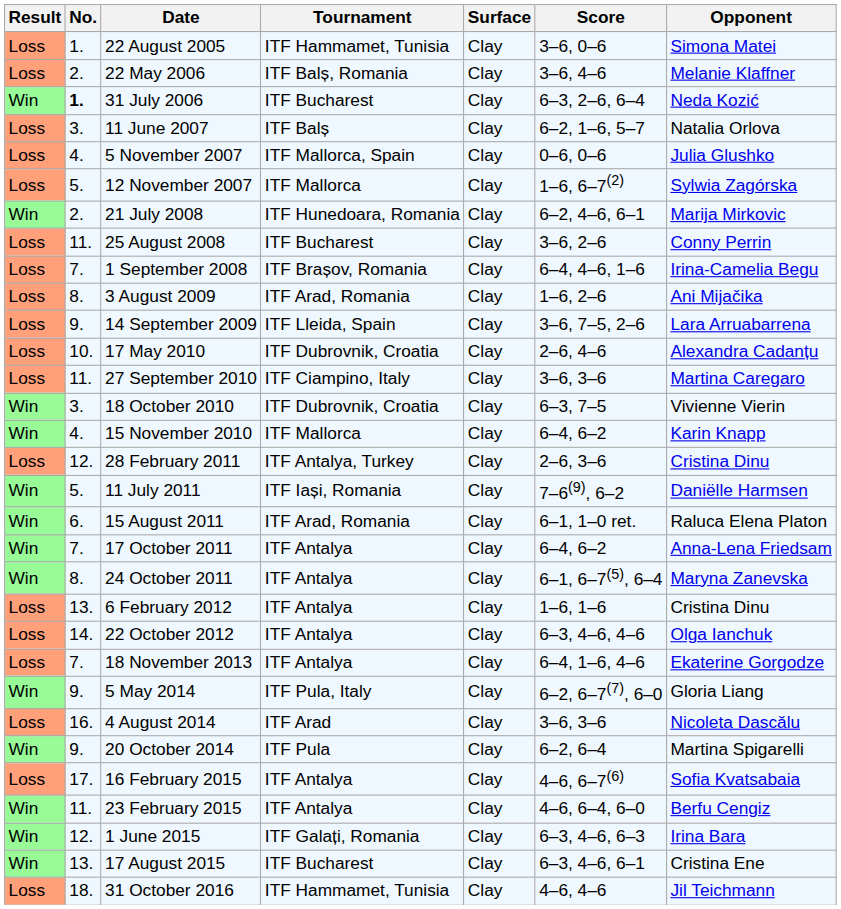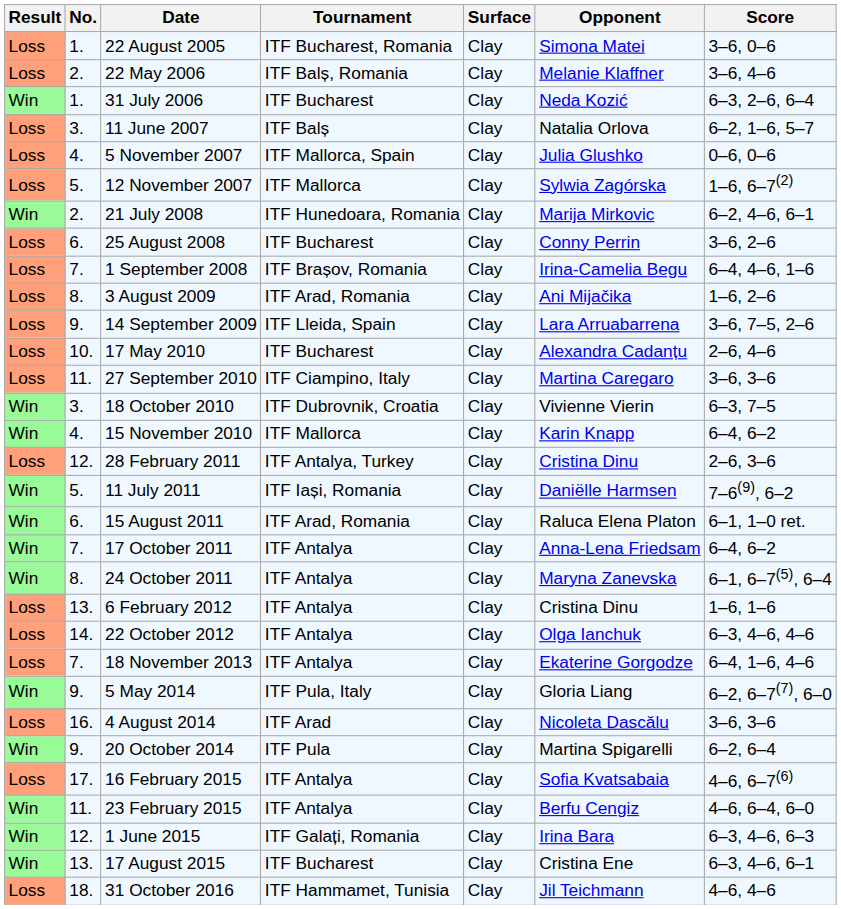columns swapped: (751, 18) <-> (601, 18)
(357, 45) ITF Hammamet, Tunisia -> (359, 45) ITF Bucharest, Romania
(77, 100) bold -> (77, 100) normal
(81, 242) 11. -> (77, 242) 6.
(352, 351) ITF Dubrovnik, Croatia -> (319, 351) ITF Bucharest
